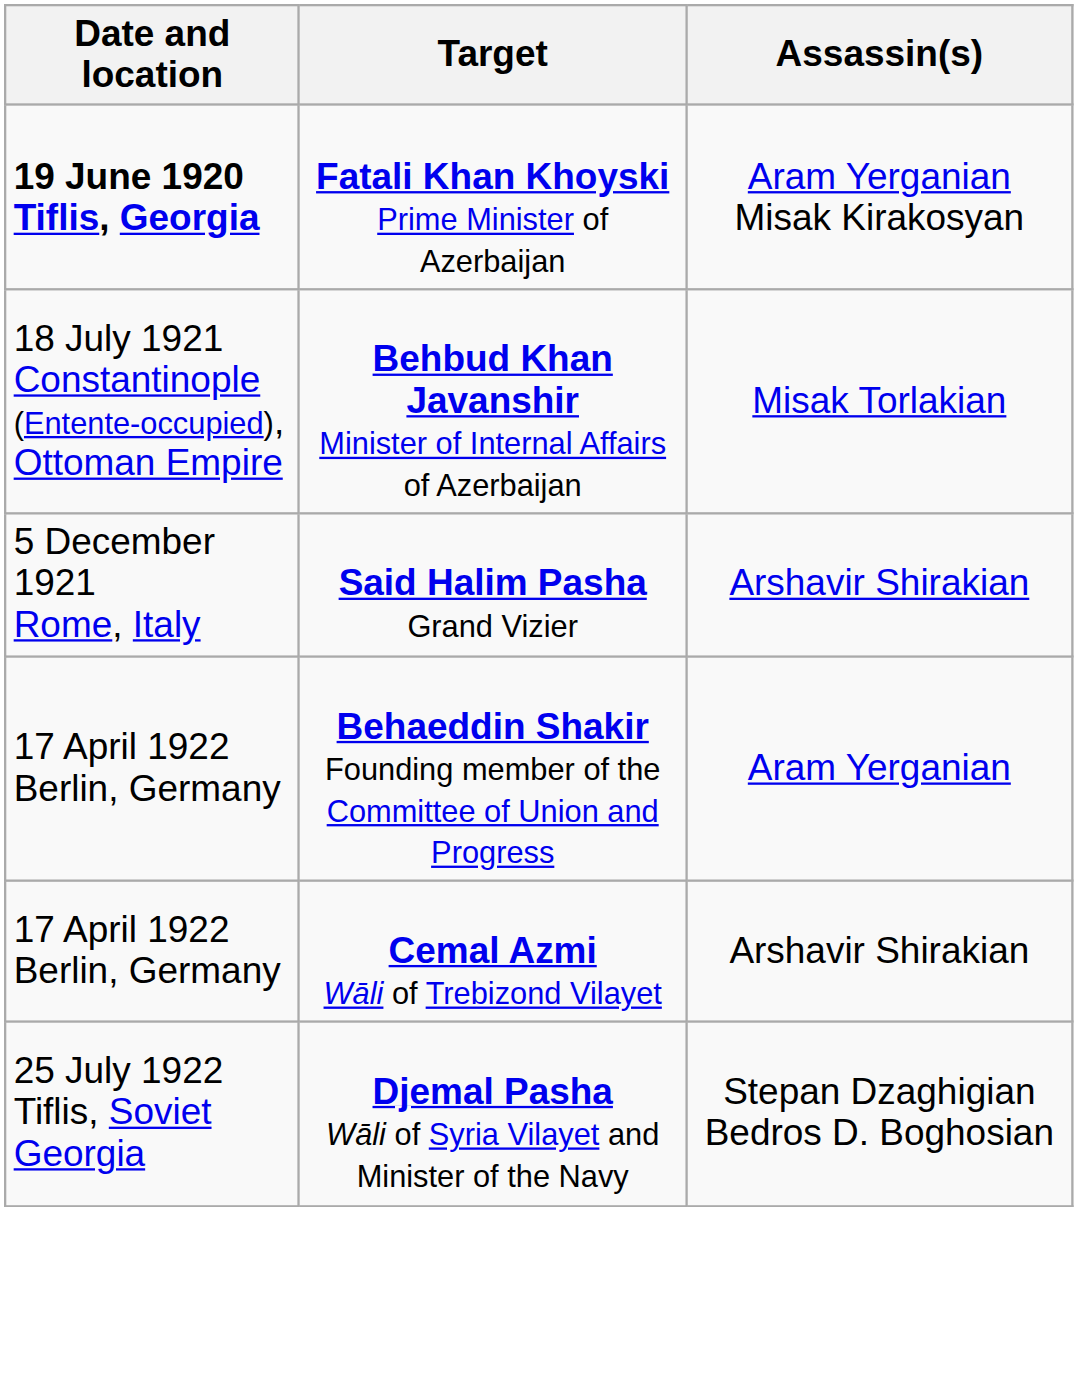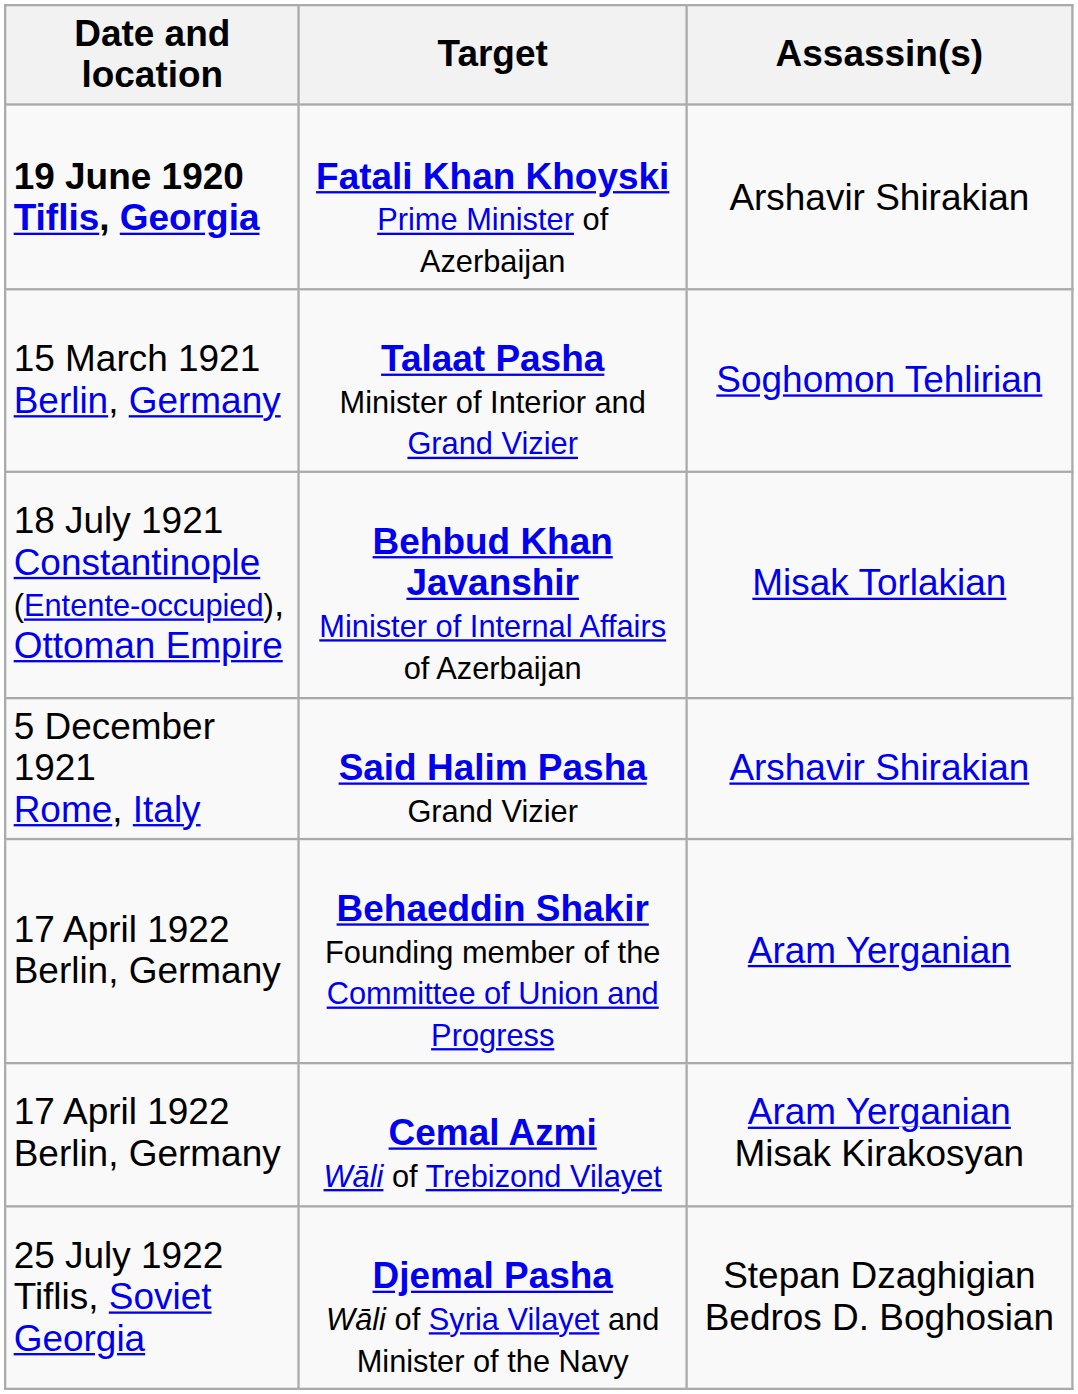(879, 196) Aram Yerganian Misak Kirakosyan -> (879, 196) Arshavir Shirakian
+ row: (493, 400)
(879, 950) Arshavir Shirakian -> (879, 1133) Aram Yerganian Misak Kirakosyan
